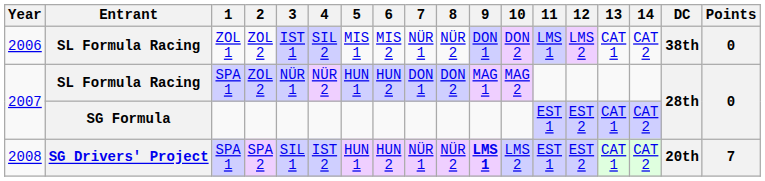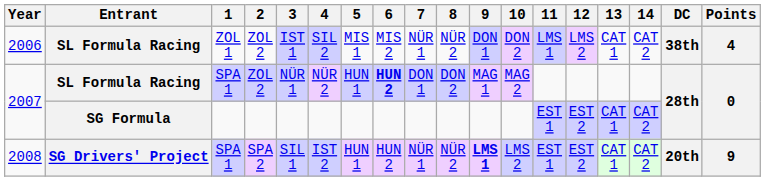(731, 45) 0 -> (731, 45) 4
(389, 83) normal -> (389, 83) bold
(731, 157) 7 -> (731, 157) 9
